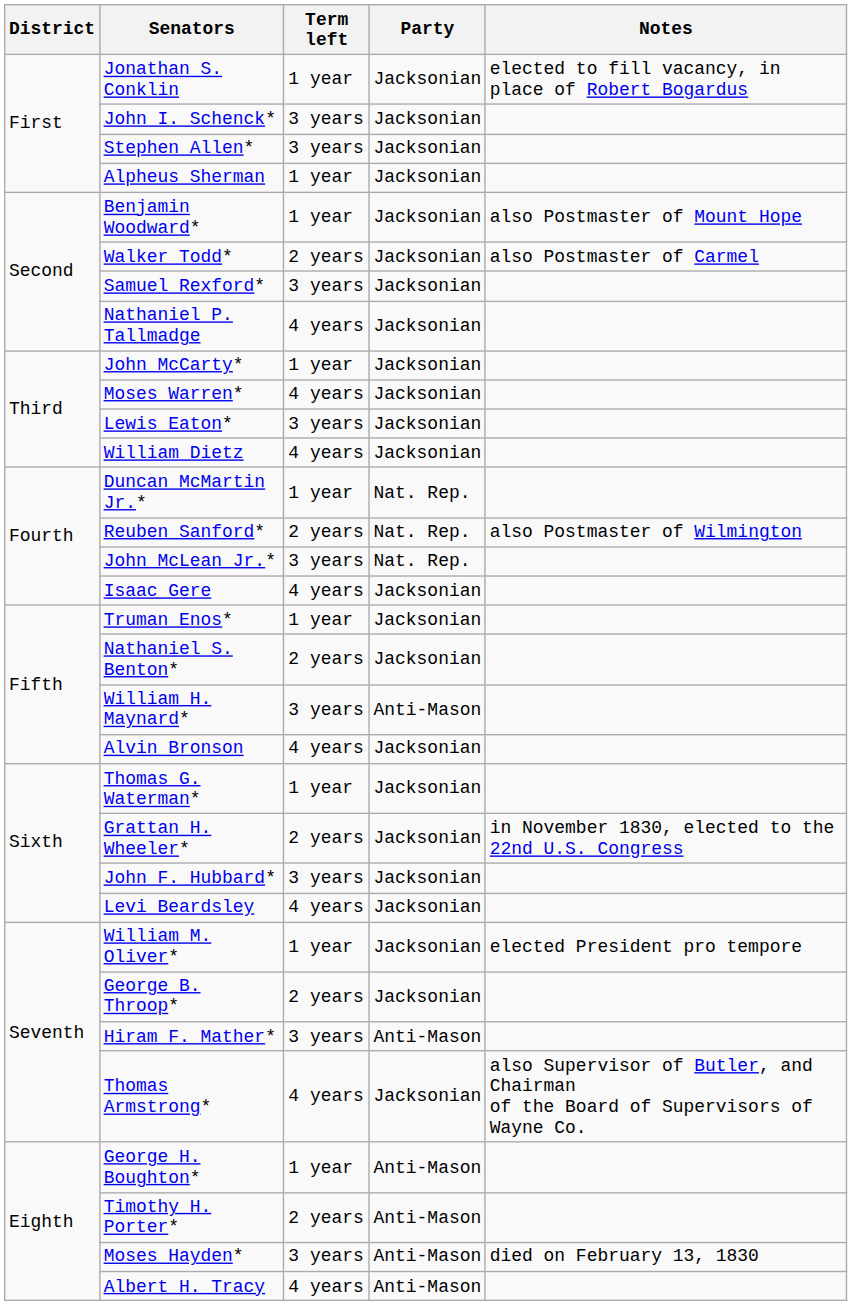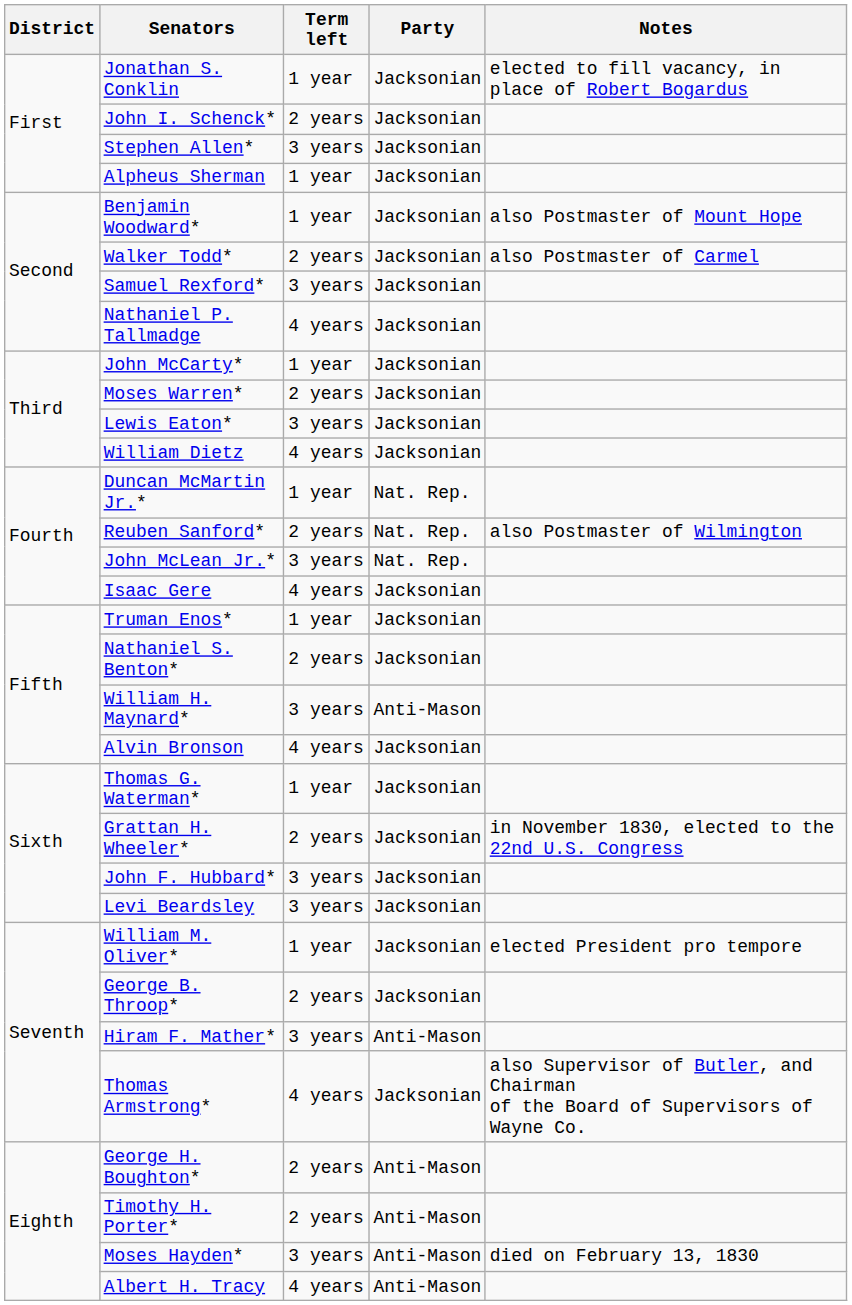(326, 119) 3 years -> (326, 119) 2 years
(326, 394) 4 years -> (326, 394) 2 years
(326, 907) 4 years -> (326, 907) 3 years
(321, 1167) 1 year -> (326, 1167) 2 years
